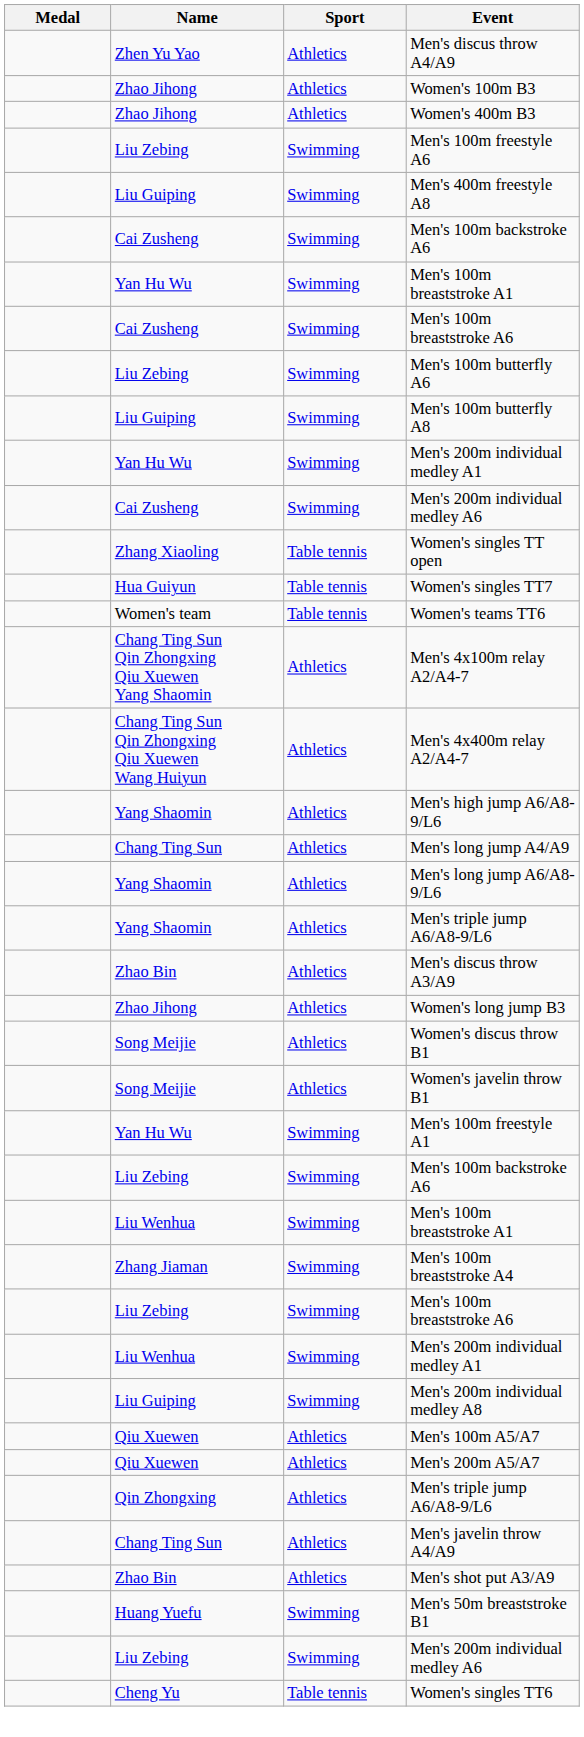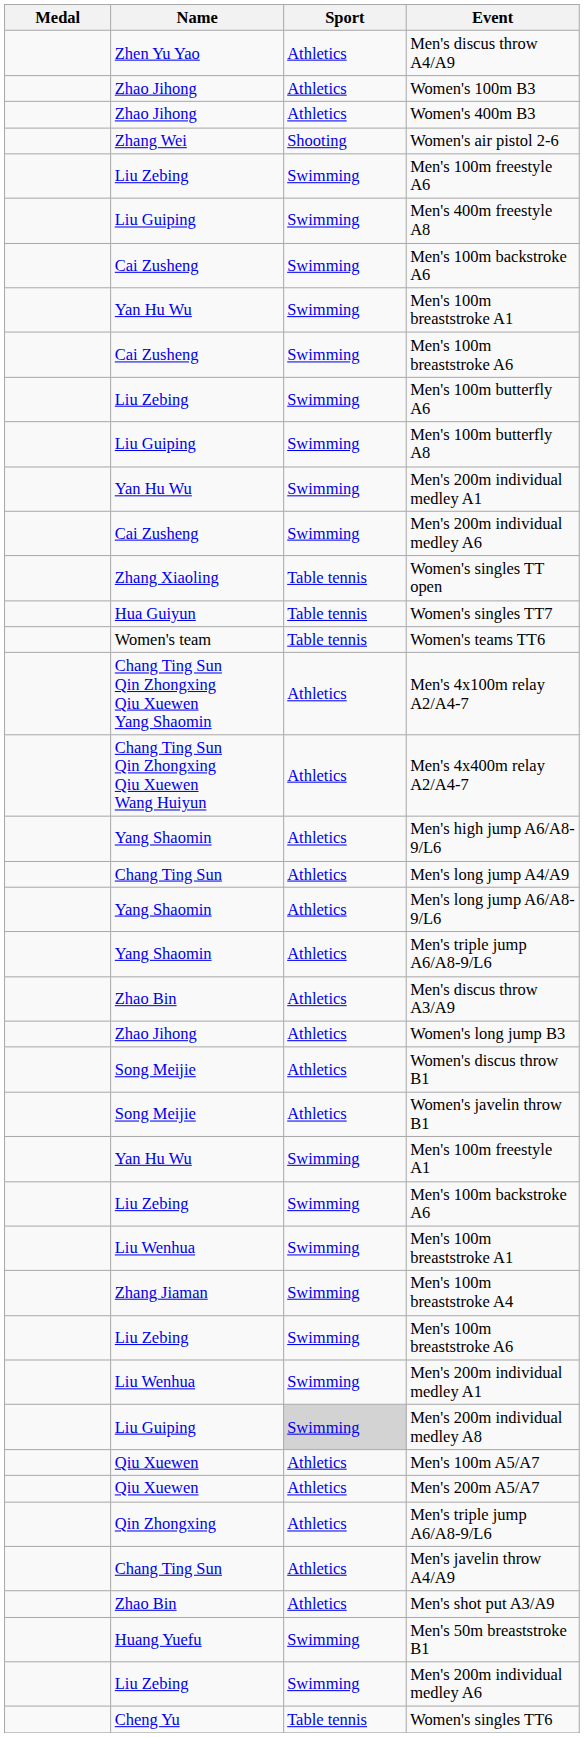+ row: (151, 140)
(323, 1400) no background -> (323, 1426) lightgrey background
